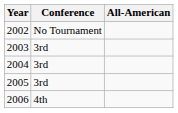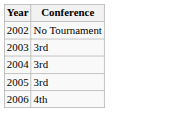- column: (139, 13)
